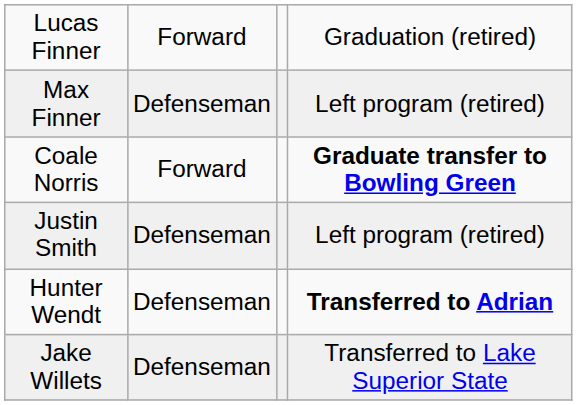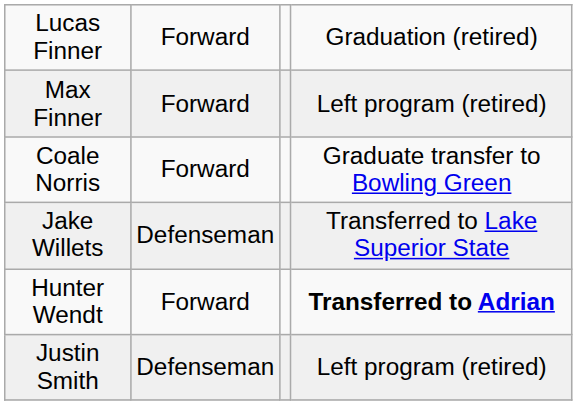(202, 103) Defenseman -> (205, 103) Forward
(430, 169) bold -> (432, 169) normal
rows swapped: (66, 235) <-> (66, 367)
(202, 301) Defenseman -> (205, 301) Forward
